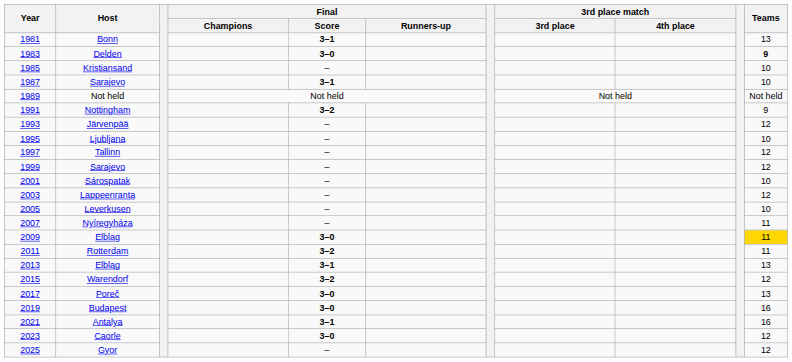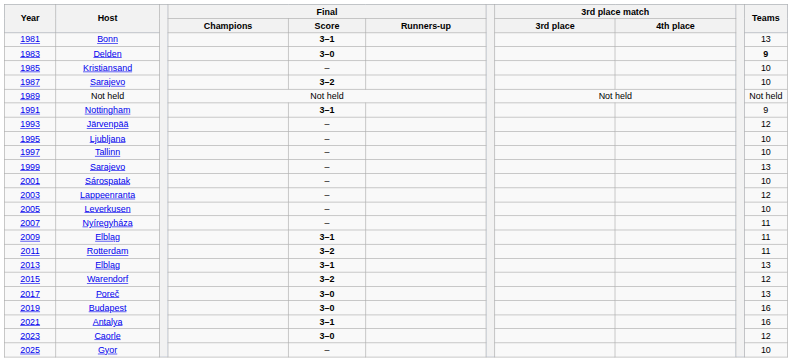(327, 82) 3–1 -> (327, 82) 3–2
(327, 110) 3–2 -> (327, 110) 3–1
(766, 153) 12 -> (766, 153) 10
(766, 167) 12 -> (766, 167) 13
(327, 237) 3–0 -> (327, 237) 3–1
(766, 237) gold background -> (766, 237) no background
(766, 350) 12 -> (766, 350) 10
